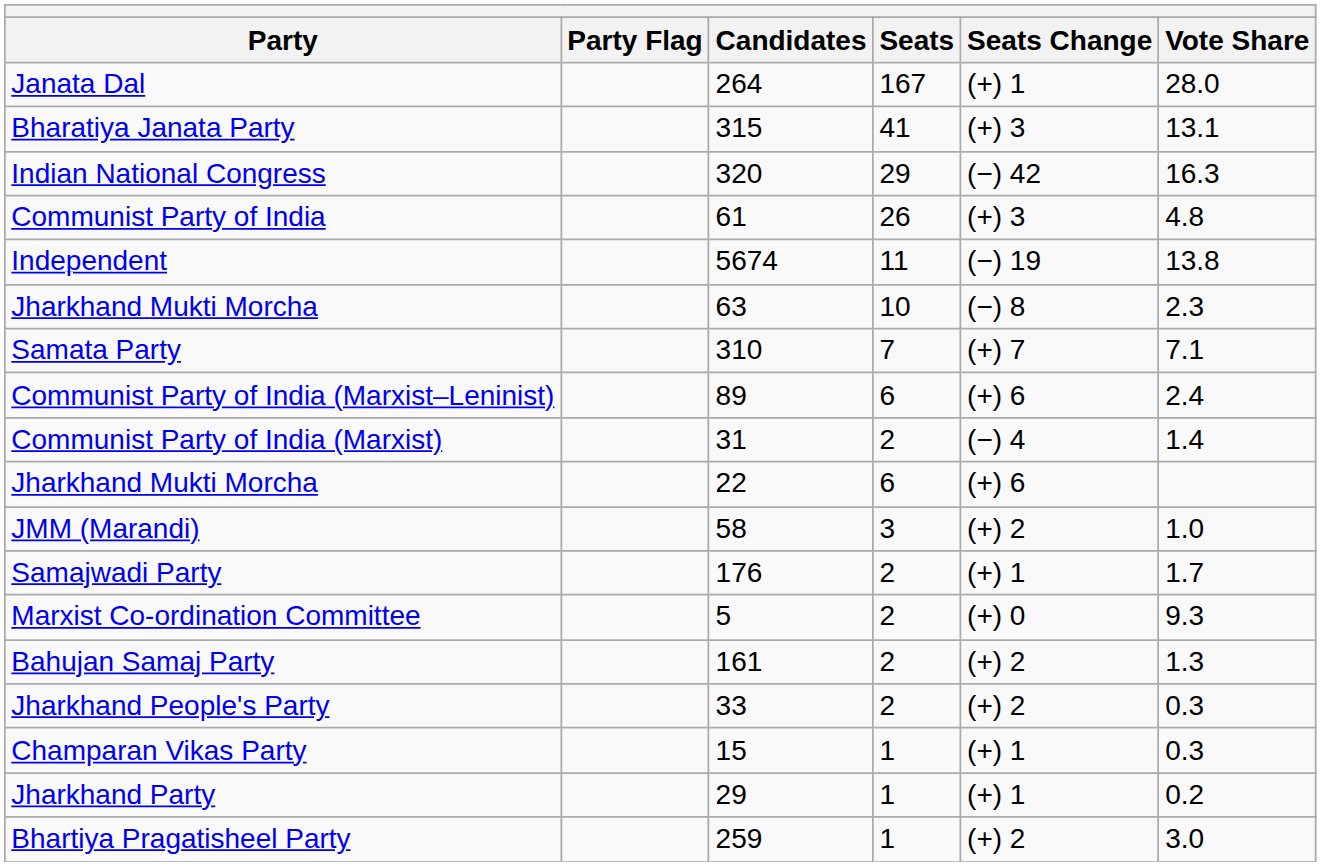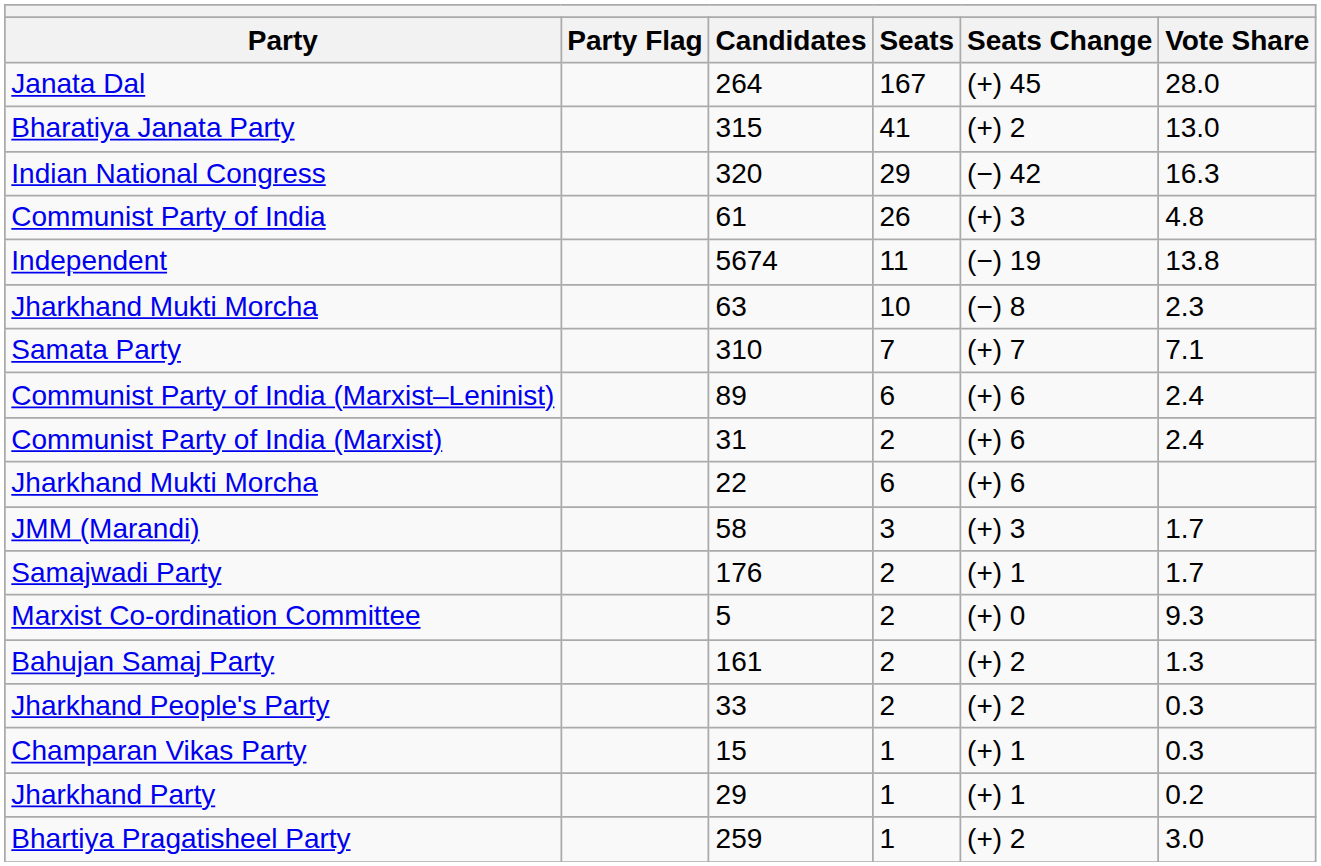(996, 84) (+) 1 -> (1004, 84) (+) 45
(996, 128) (+) 3 -> (996, 128) (+) 2
(1192, 128) 13.1 -> (1192, 128) 13.0
(996, 439) (−) 4 -> (996, 439) (+) 6
(1185, 439) 1.4 -> (1185, 439) 2.4
(996, 528) (+) 2 -> (996, 528) (+) 3
(1185, 528) 1.0 -> (1185, 528) 1.7
